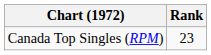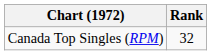(187, 38) 23 -> (187, 38) 32
